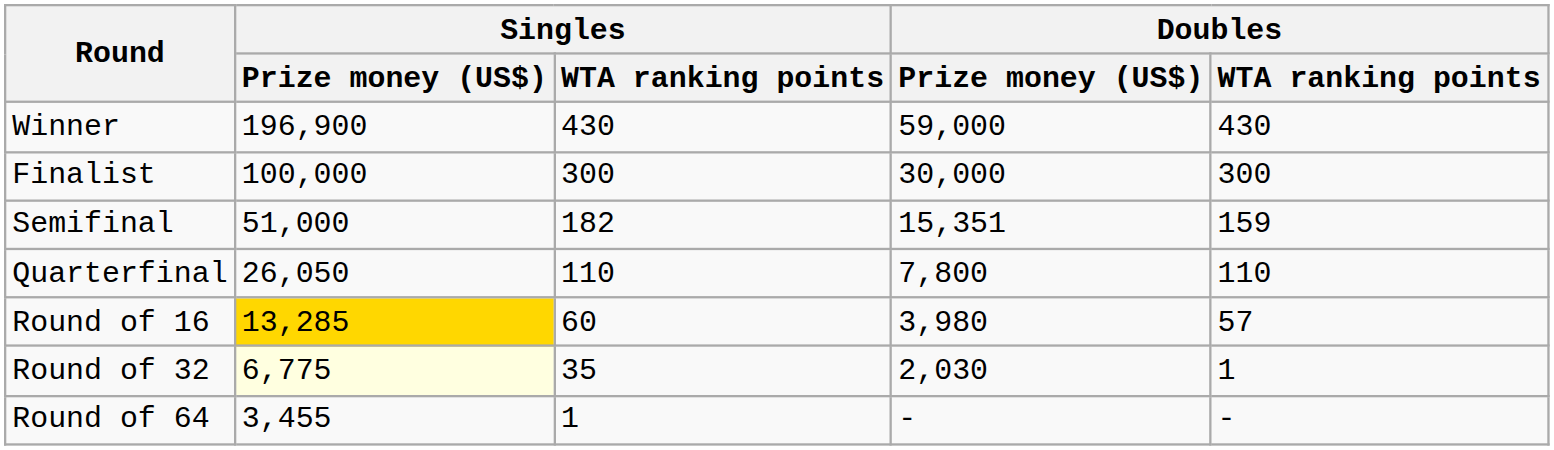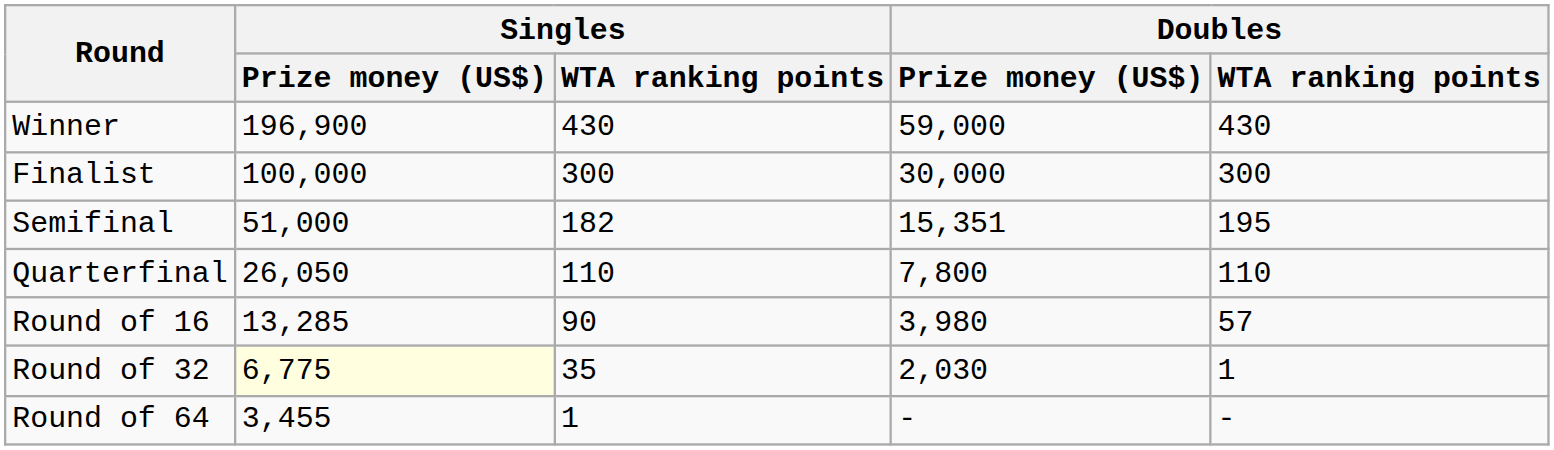(1245, 224) 159 -> (1245, 224) 195
(296, 322) gold background -> (296, 322) no background
(579, 322) 60 -> (579, 322) 90
